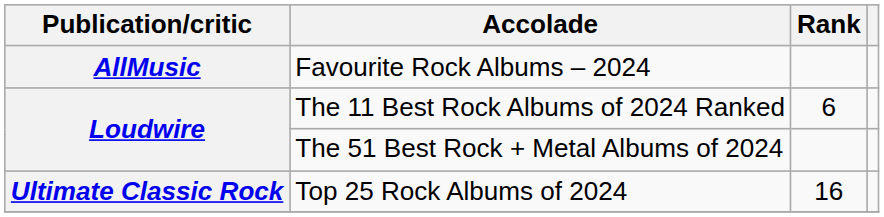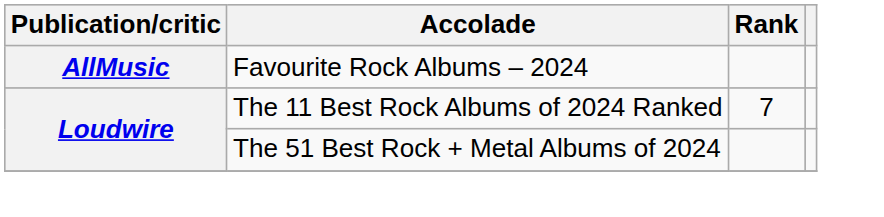(829, 107) 6 -> (766, 107) 7
- row: (461, 190)
